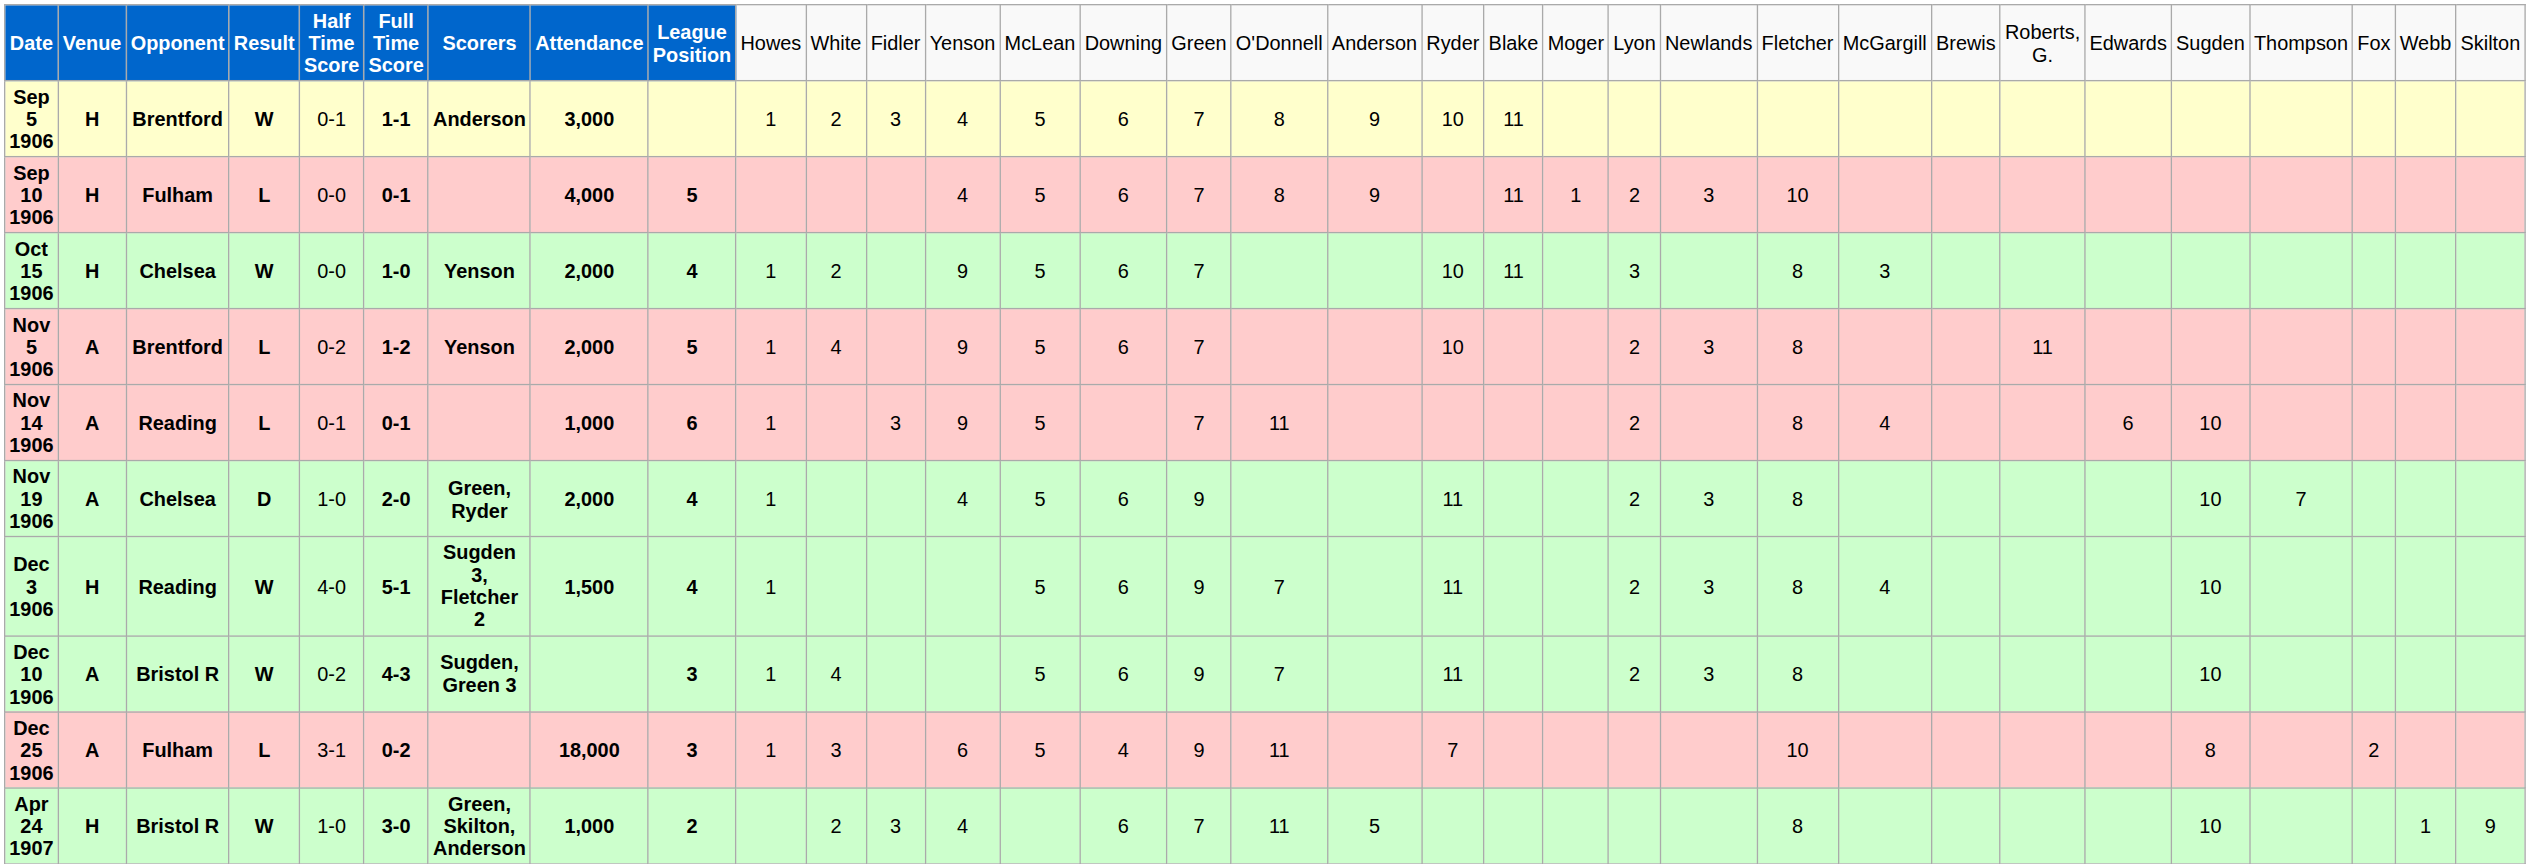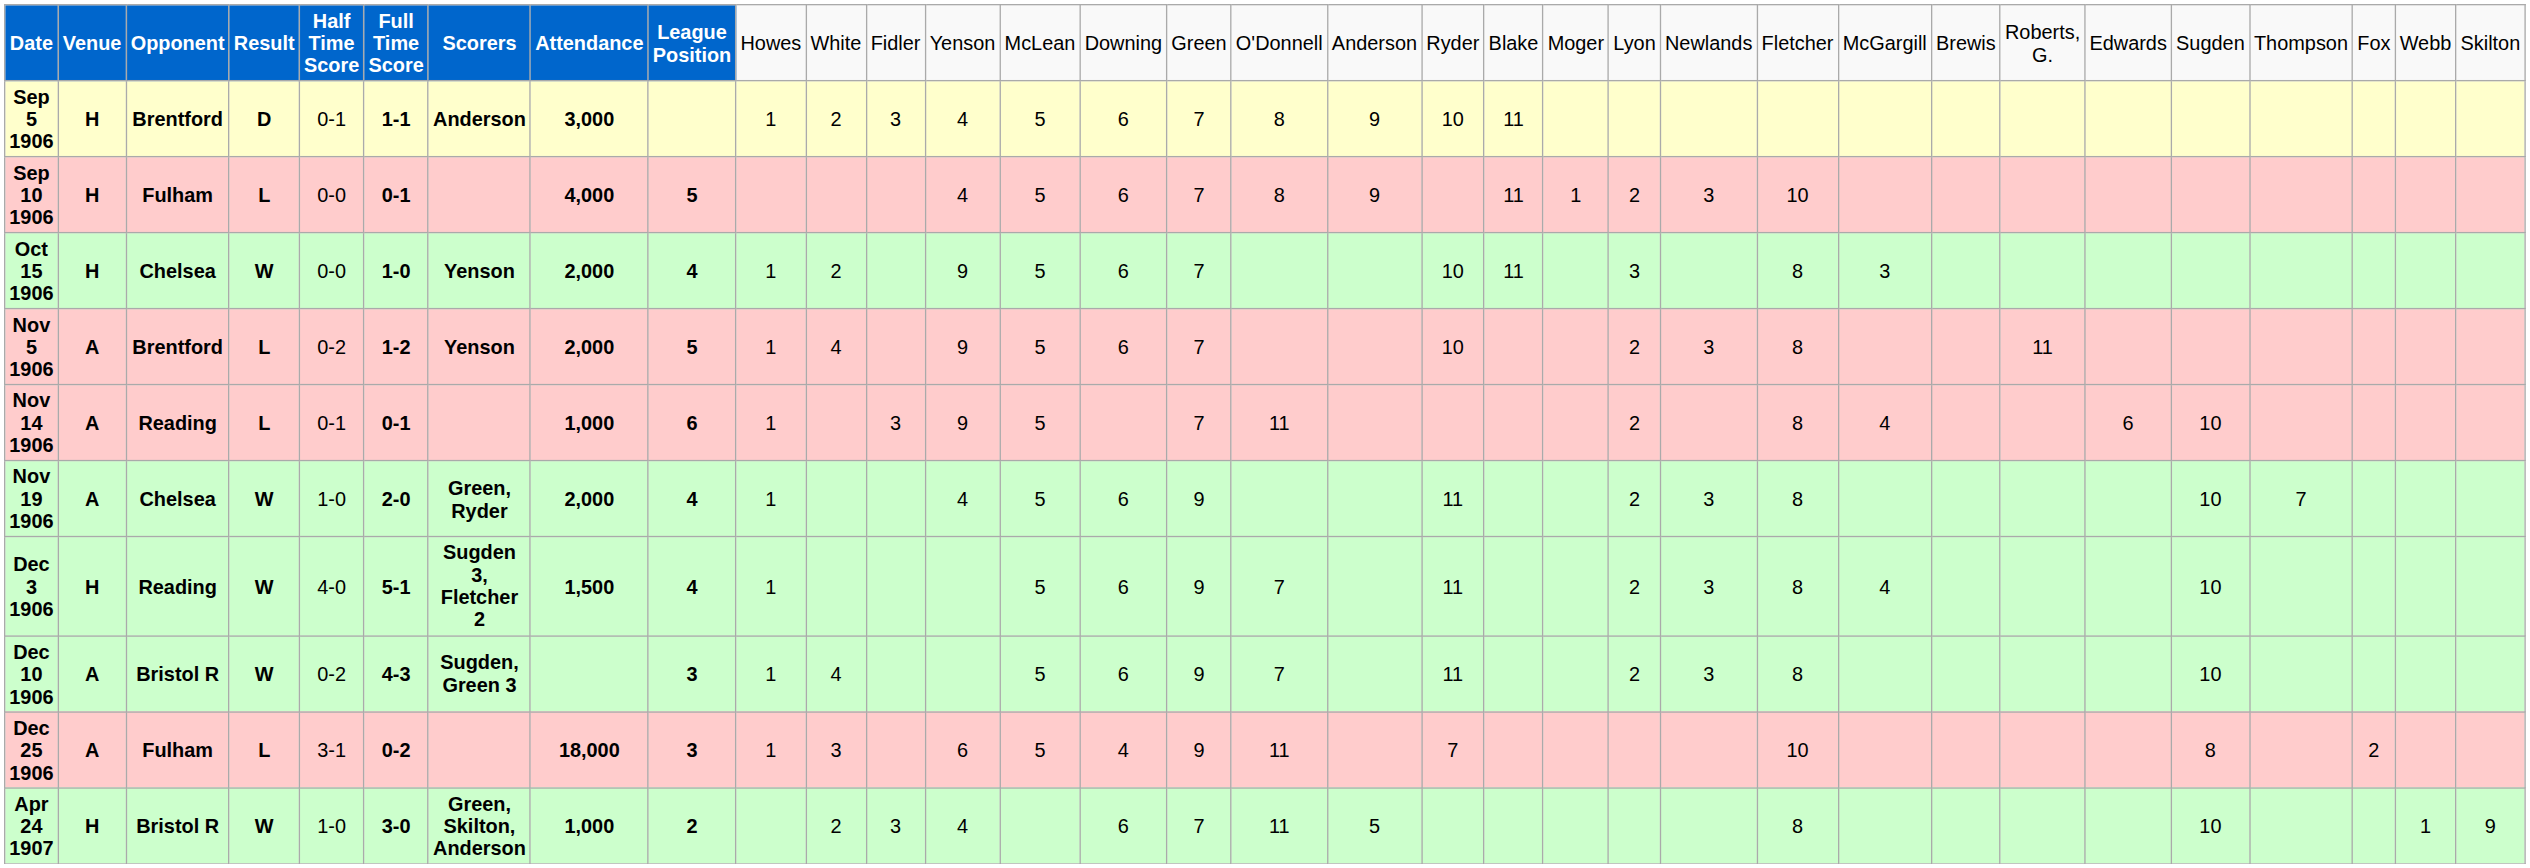(264, 119) W -> (264, 119) D
(264, 499) D -> (264, 499) W
